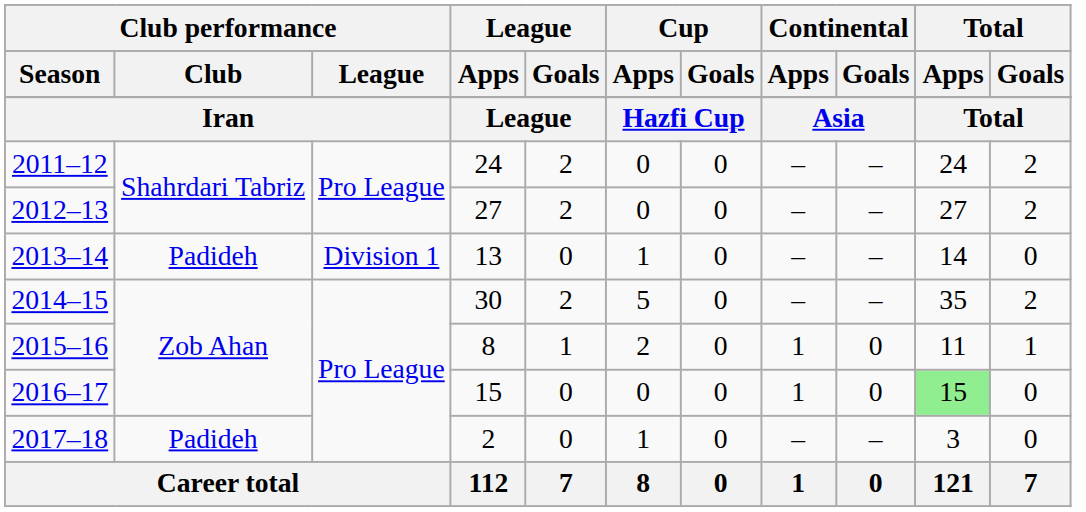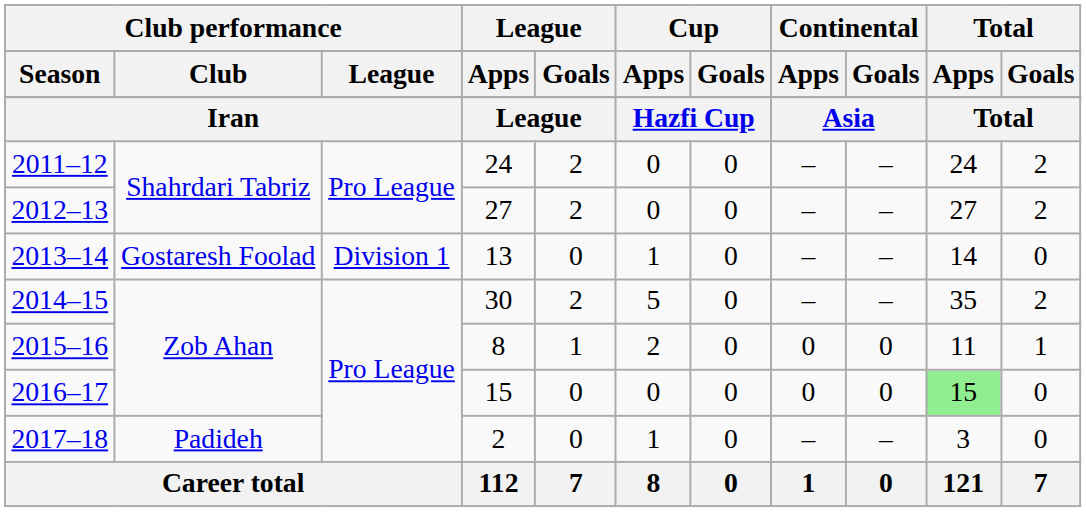(213, 255) Padideh -> (218, 255) Gostaresh Foolad
(798, 346) 1 -> (808, 346) 0
(798, 392) 1 -> (808, 392) 0
